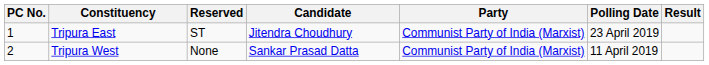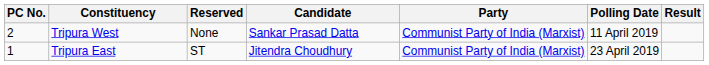rows swapped: (83, 32) <-> (85, 51)
